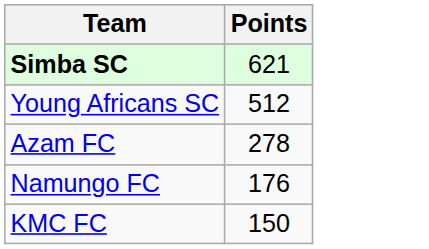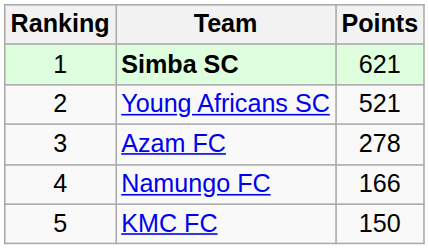+ column: (60, 24)
(269, 104) 512 -> (380, 104) 521
(269, 183) 176 -> (380, 183) 166
